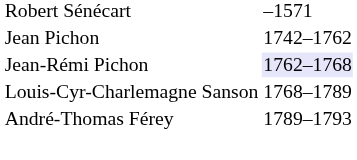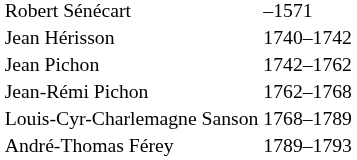+ row: (60, 37)
(308, 64) lavender background -> (308, 91) no background
